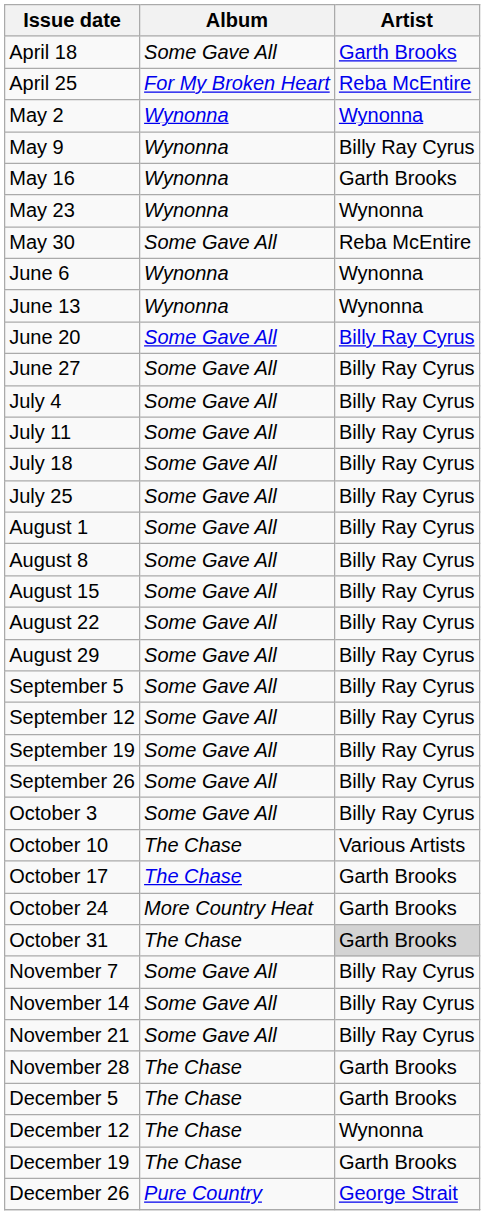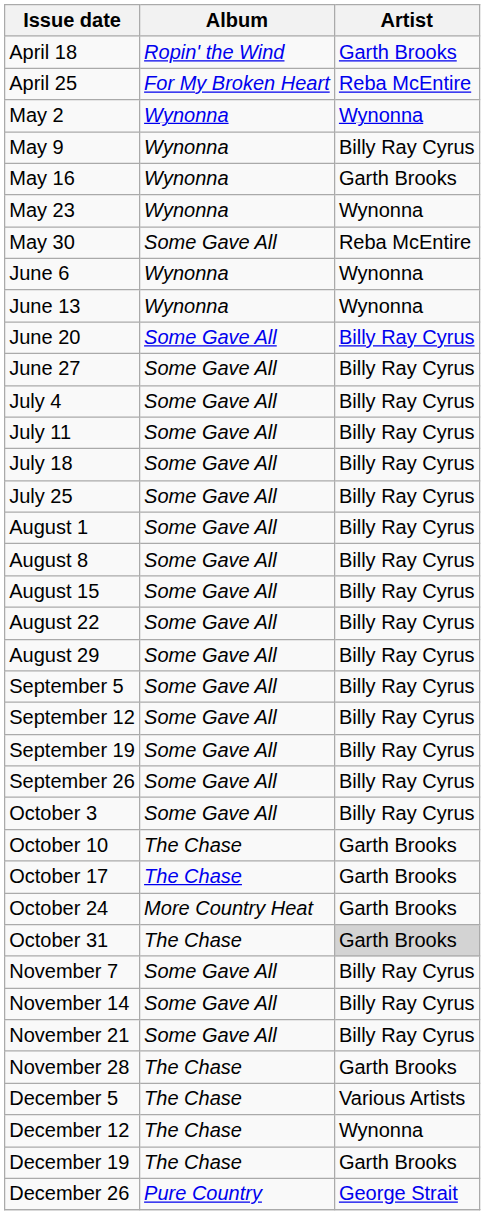(210, 52) Some Gave All -> (214, 52) Ropin' the Wind
(402, 845) Various Artists -> (398, 845) Garth Brooks
(398, 1098) Garth Brooks -> (402, 1098) Various Artists
